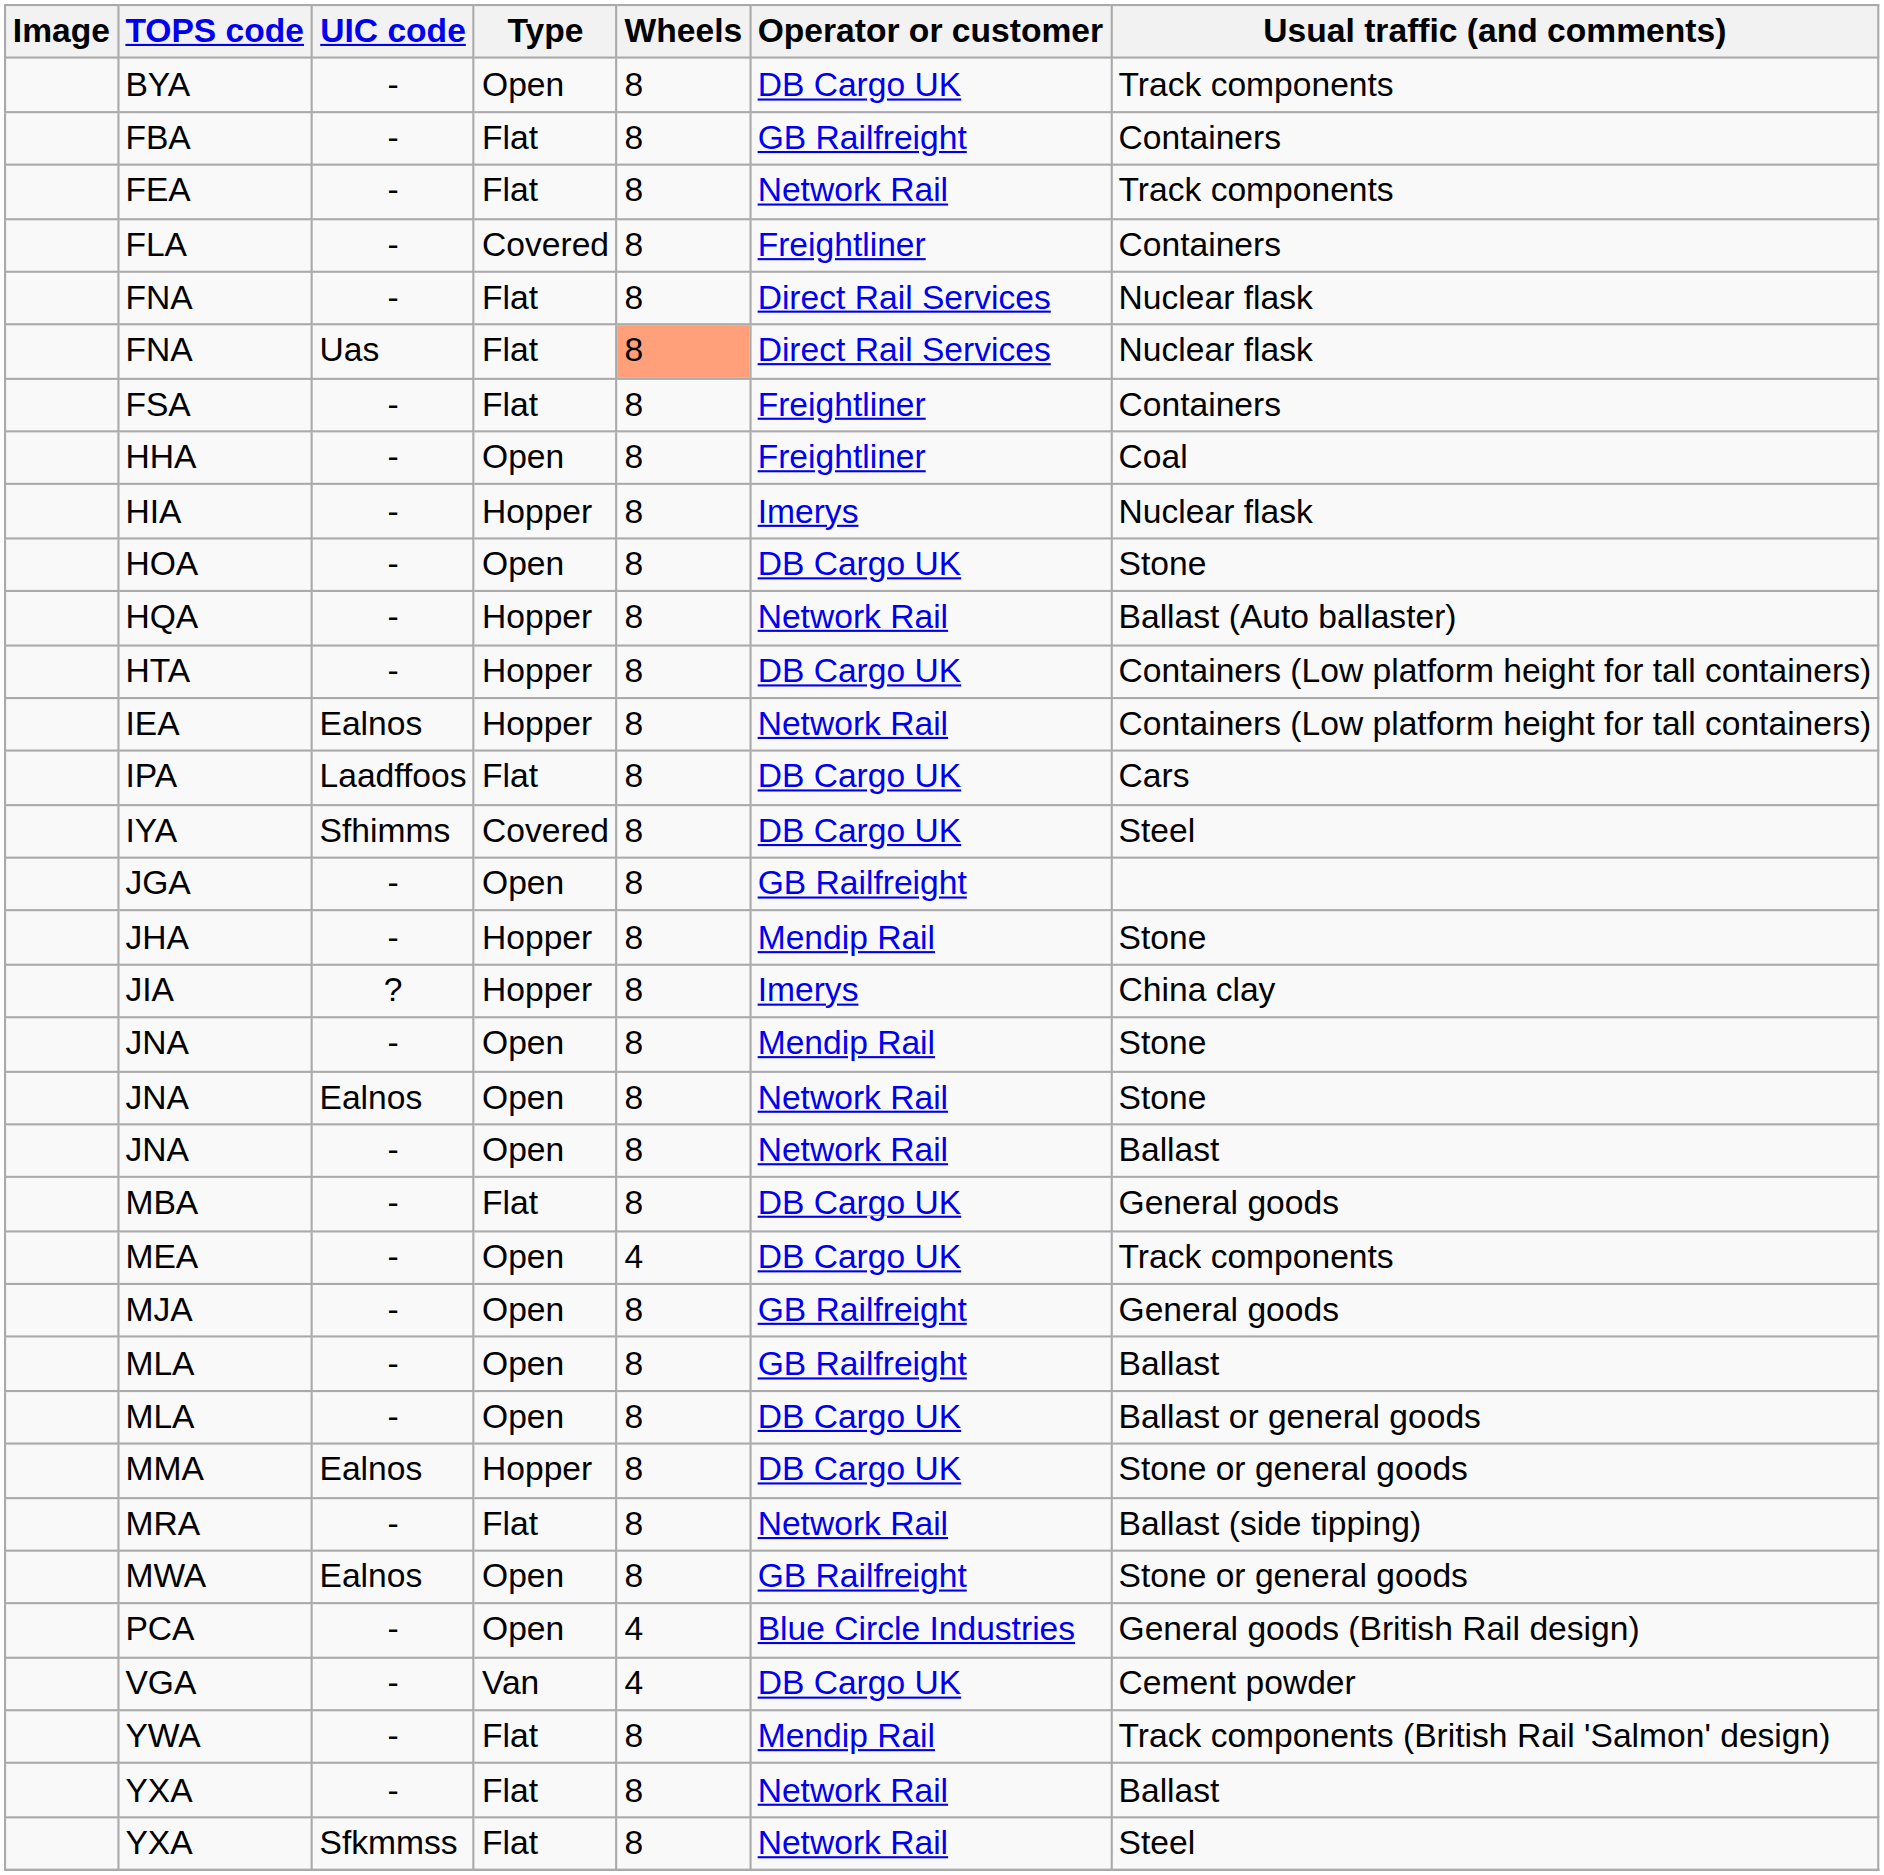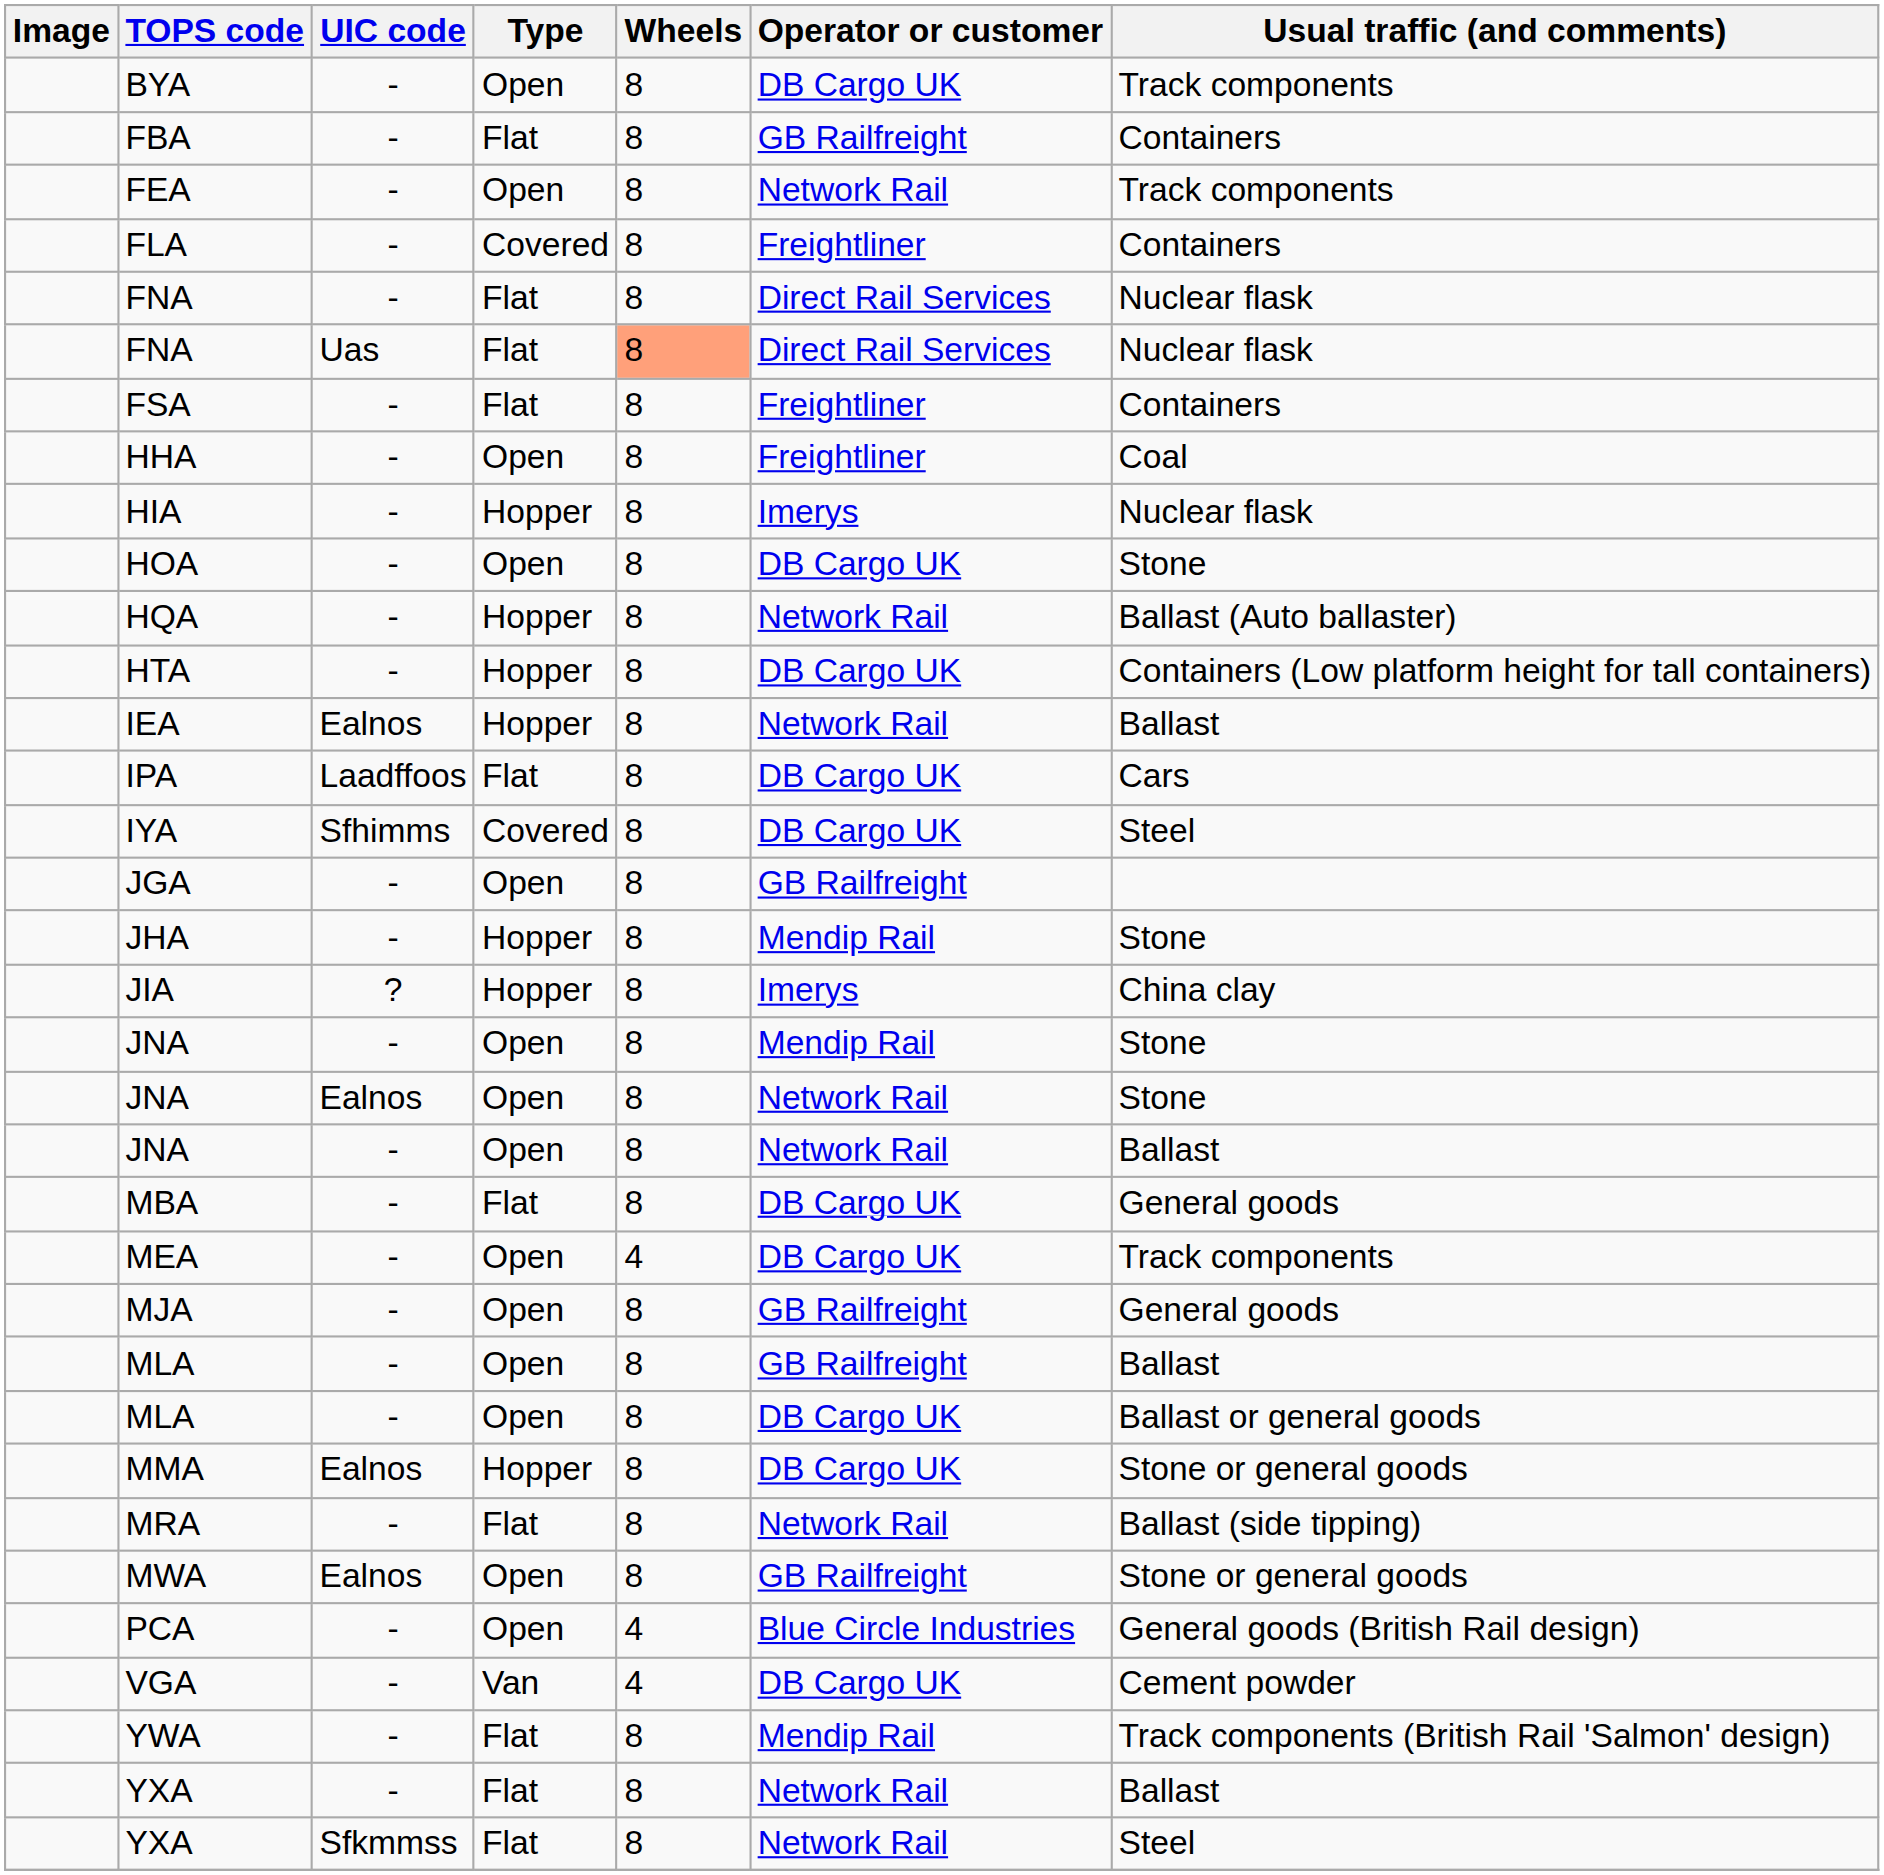(510, 191) Flat -> (523, 191) Open
(1495, 723) Containers (Low platform height for tall containers) -> (1169, 723) Ballast
